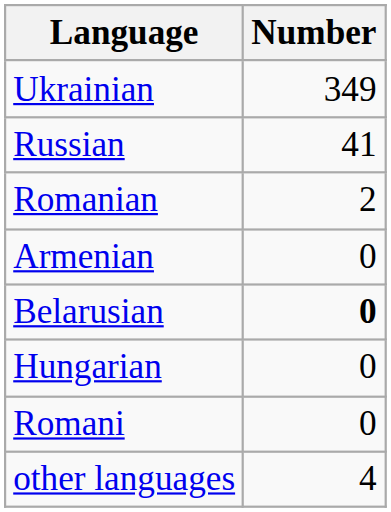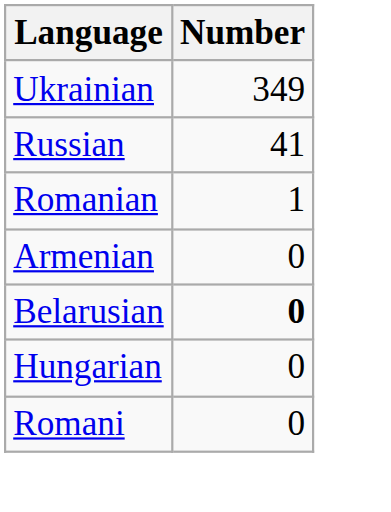(368, 199) 2 -> (296, 199) 1
- row: (124, 479)
